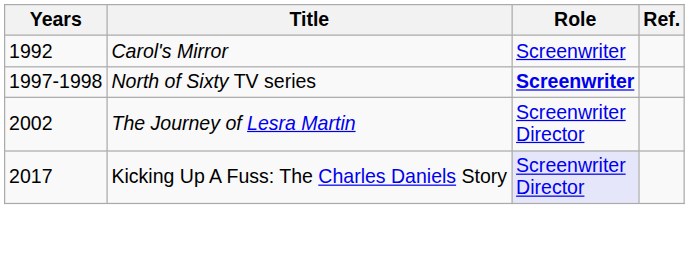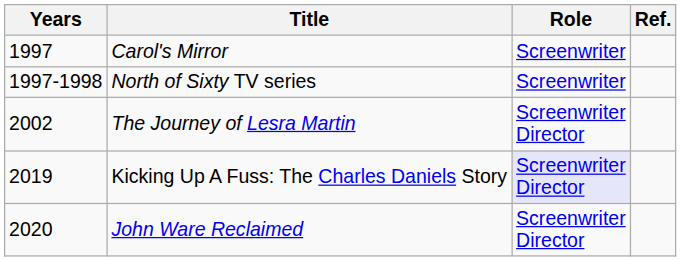(31, 50) 1992 -> (31, 50) 1997
(575, 81) bold -> (571, 81) normal
(31, 176) 2017 -> (31, 176) 2019
+ row: (207, 229)
